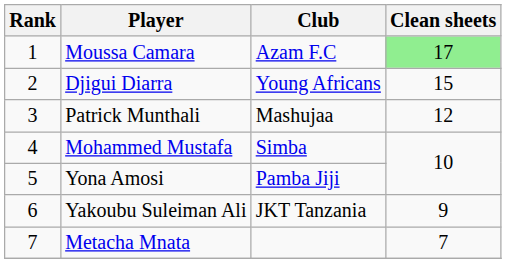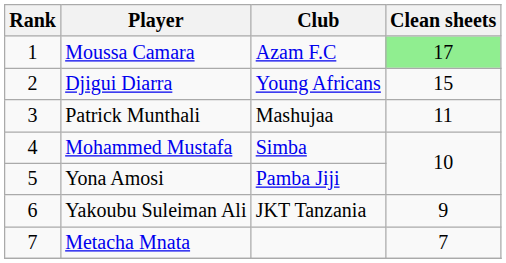(443, 115) 12 -> (443, 115) 11
